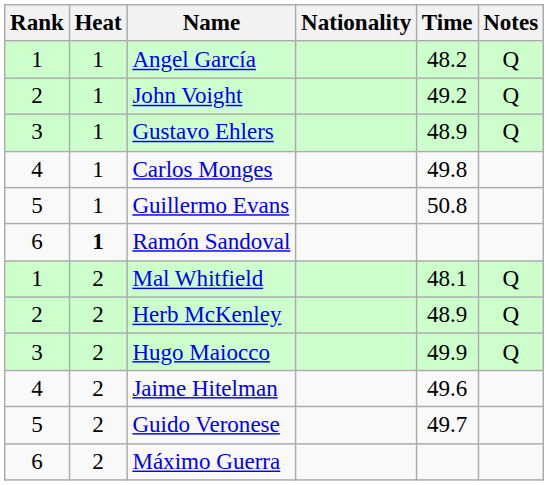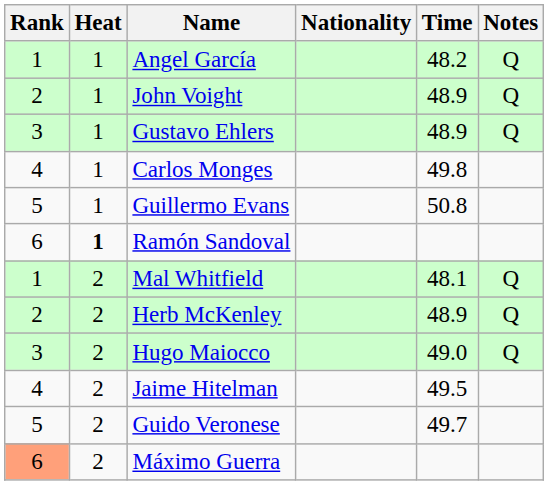(447, 95) 49.2 -> (447, 95) 48.9
(447, 351) 49.9 -> (447, 351) 49.0
(447, 388) 49.6 -> (447, 388) 49.5
(37, 461) no background -> (37, 461) lightsalmon background
